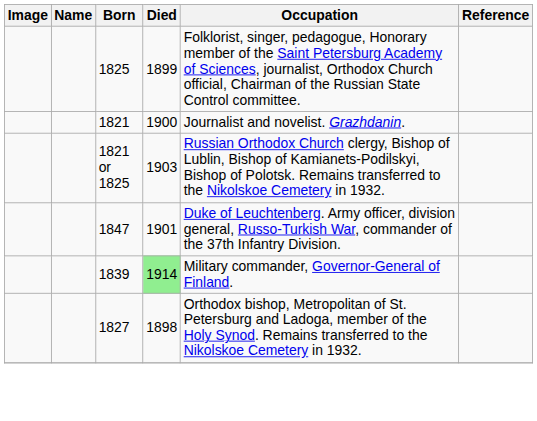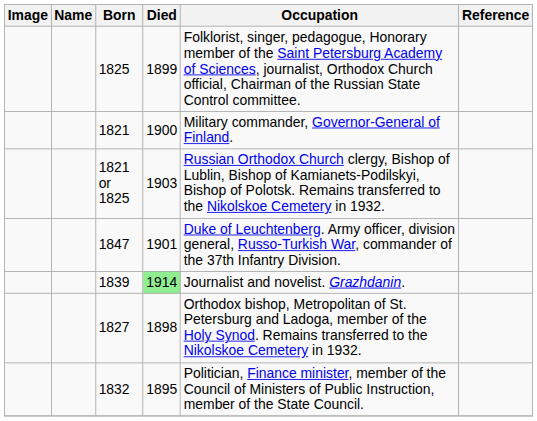(294, 122) Journalist and novelist. Grazhdanin. -> (312, 130) Military commander, Governor-General of Finland.
(312, 274) Military commander, Governor-General of Finland. -> (294, 282) Journalist and novelist. Grazhdanin.
+ row: (114, 389)
